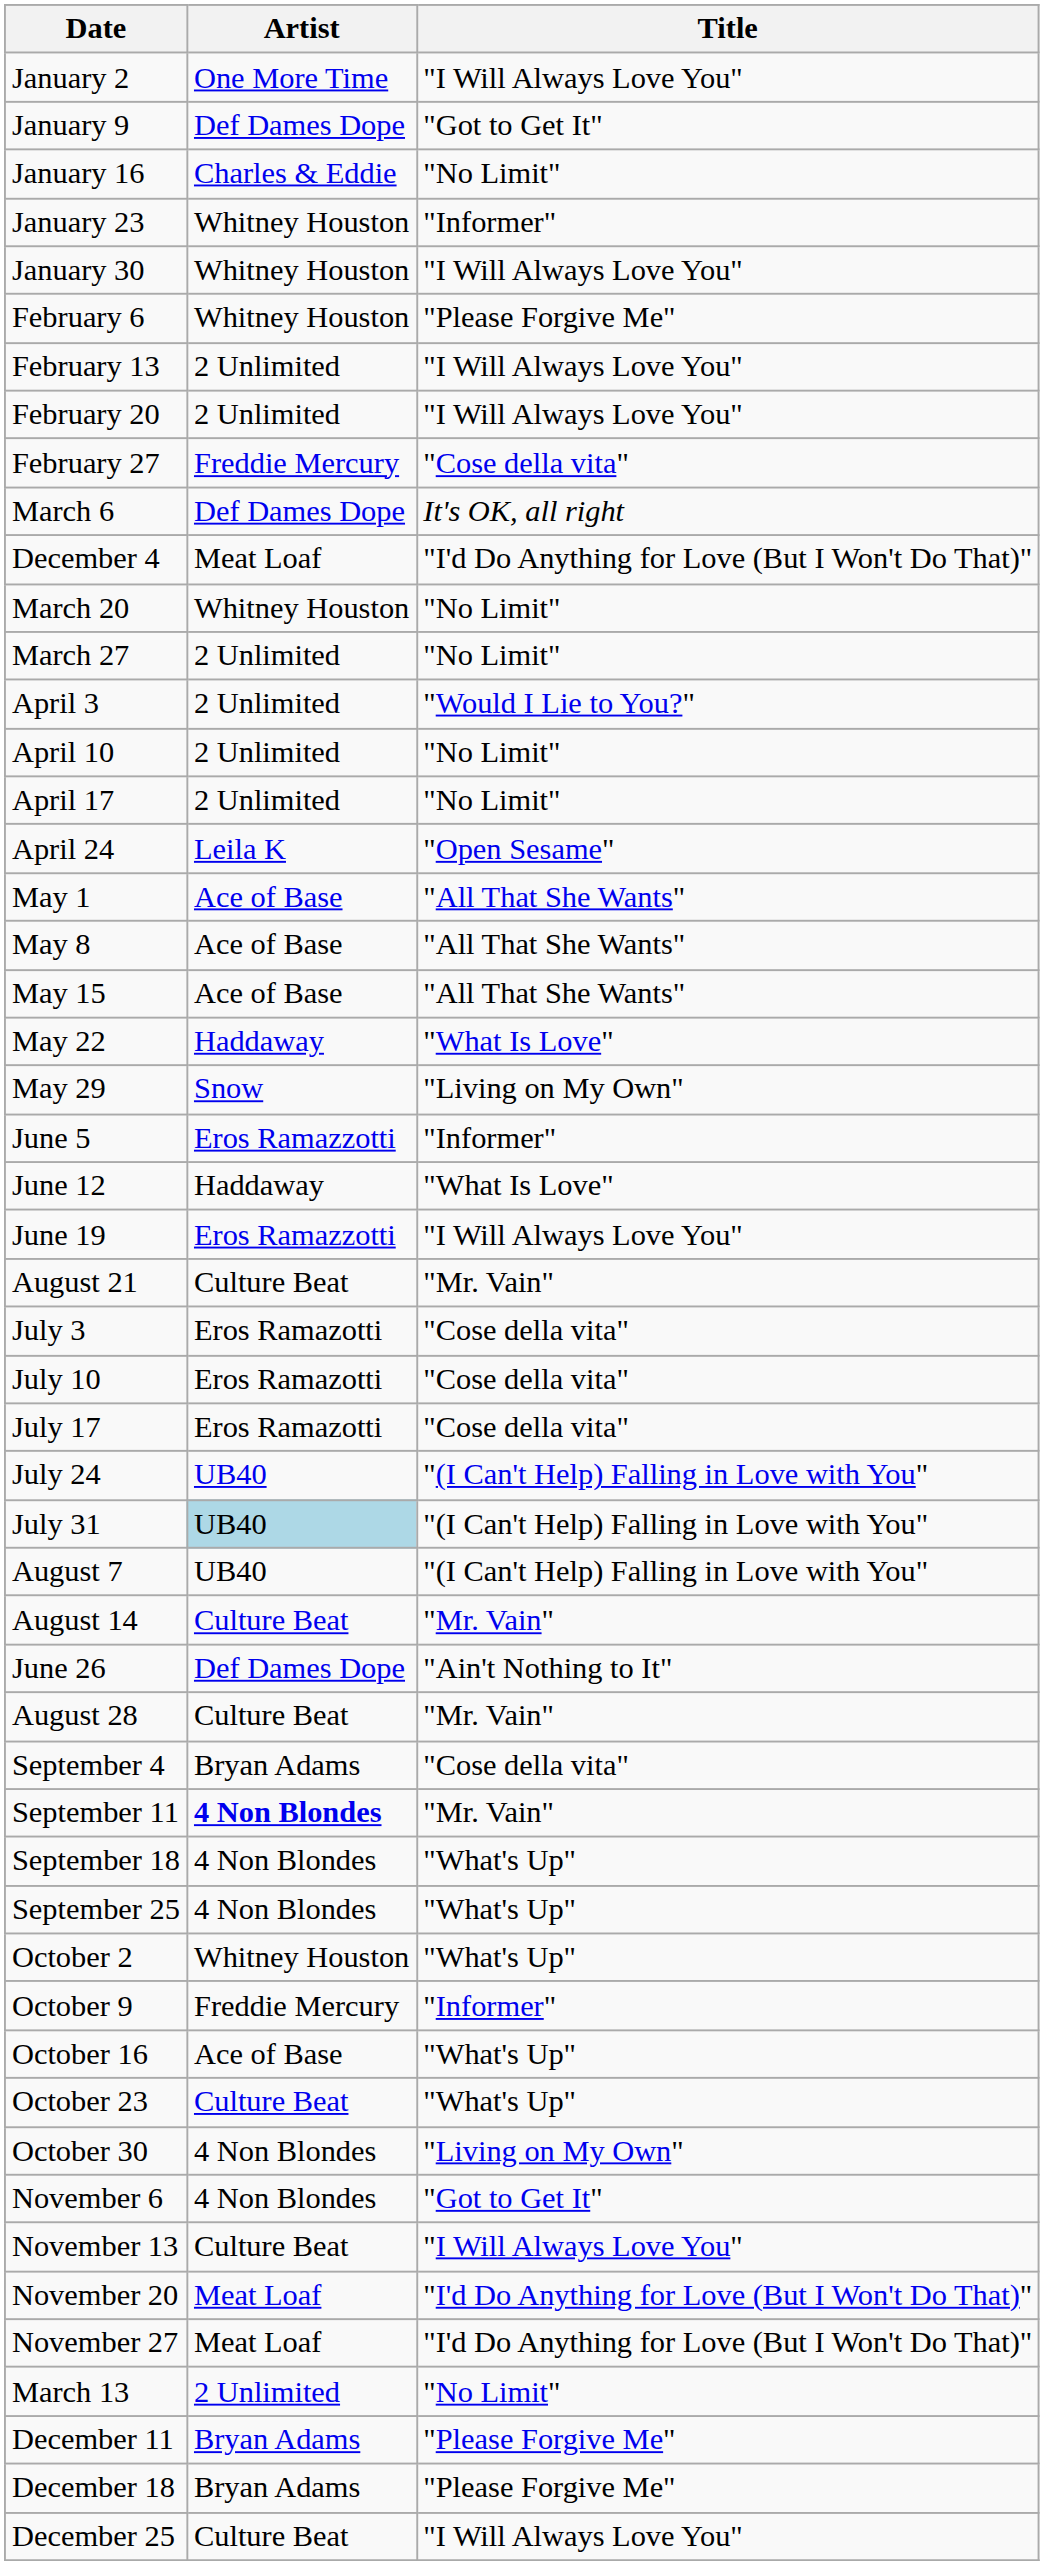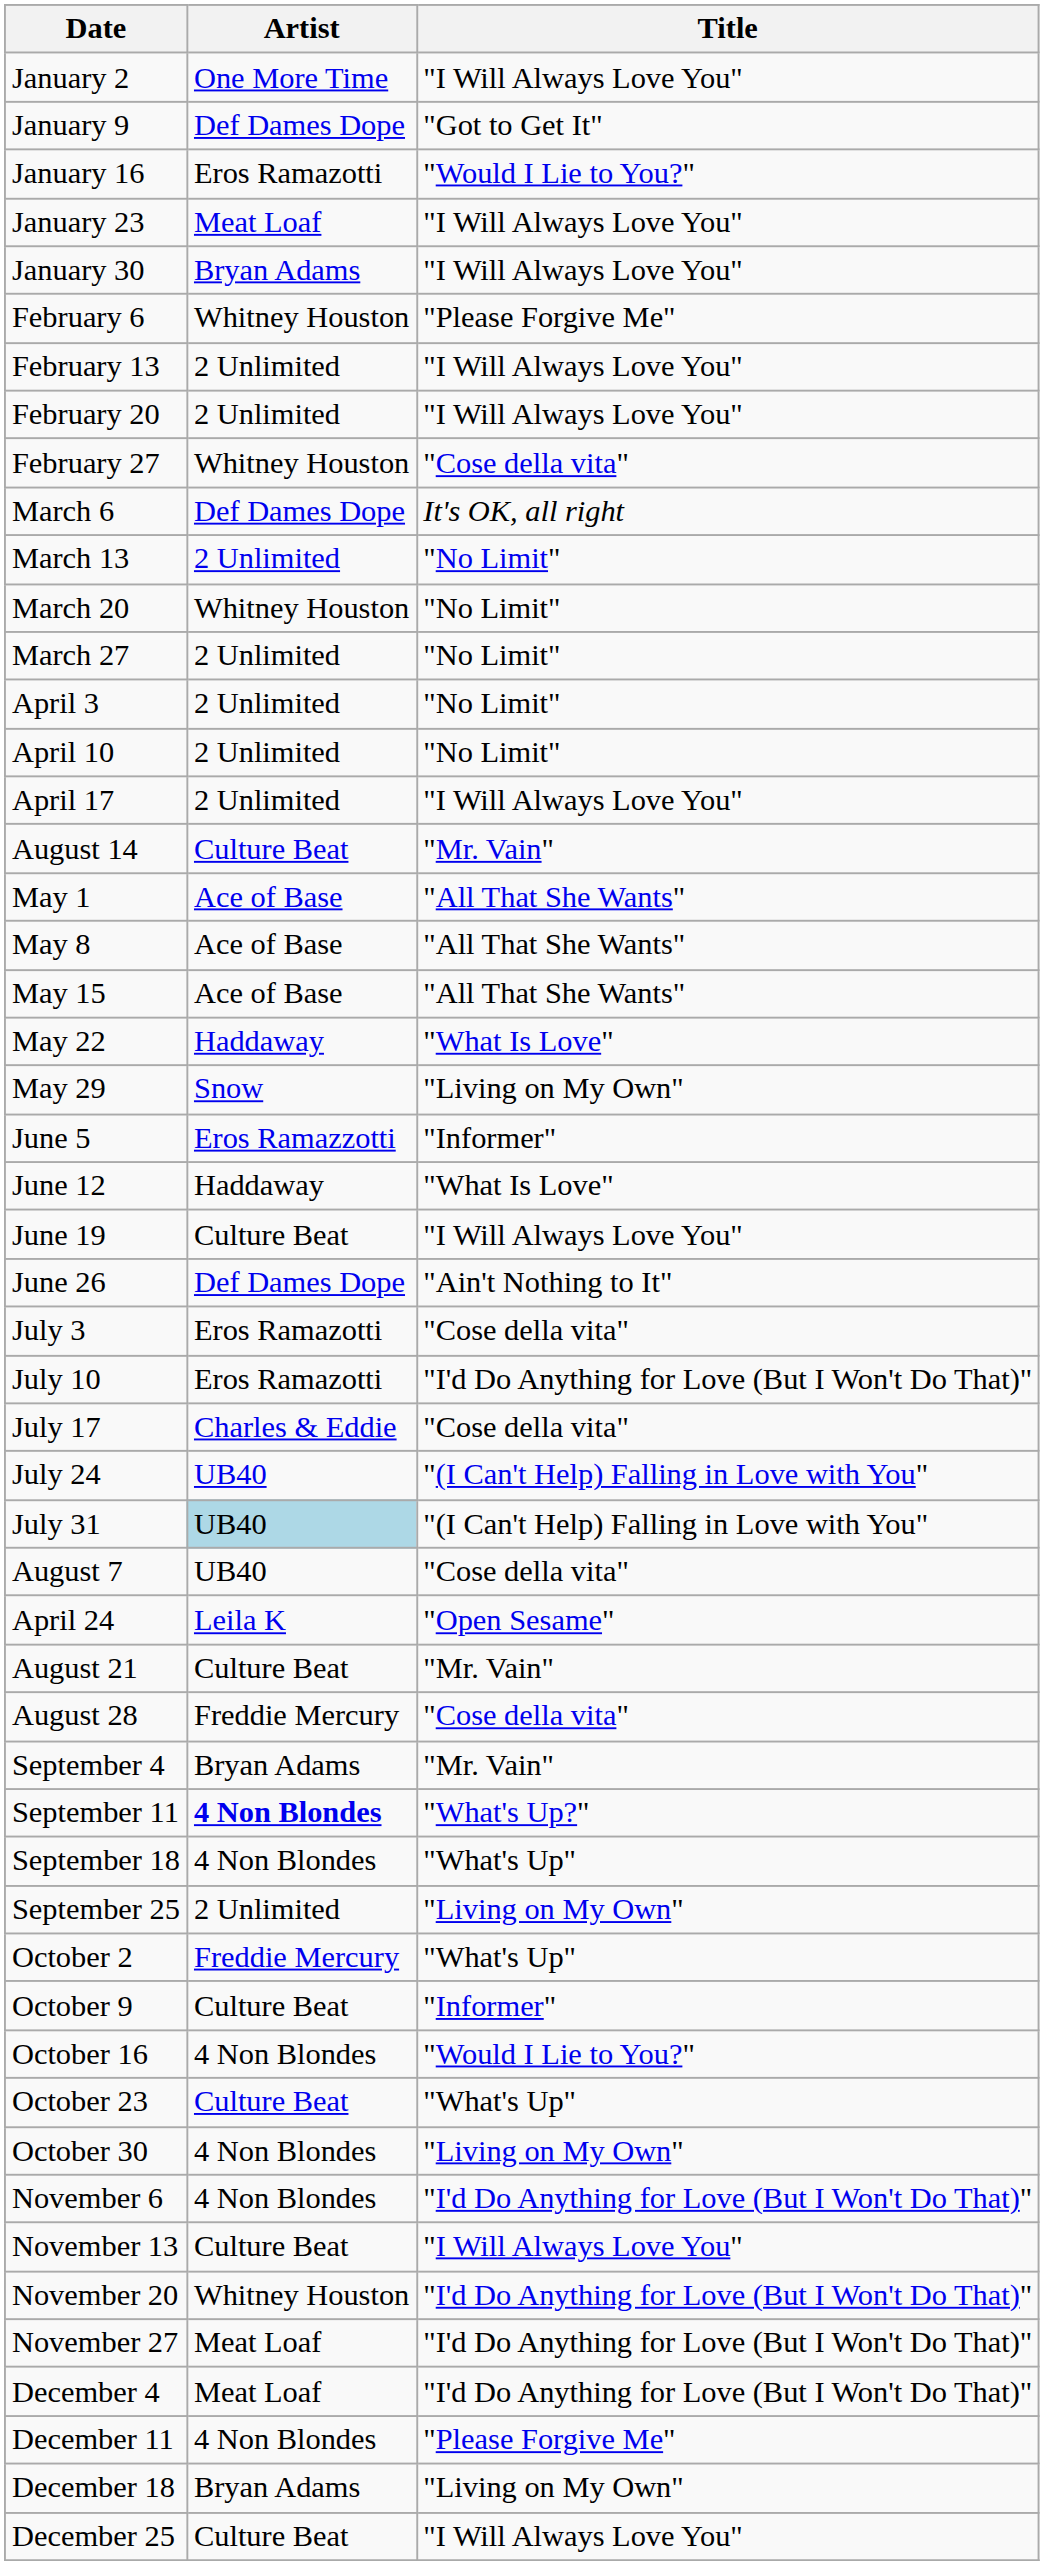(295, 173) Charles & Eddie -> (288, 173) Eros Ramazotti
(492, 173) "No Limit" -> (559, 173) "Would I Lie to You?"
(302, 221) Whitney Houston -> (258, 221) Meat Loaf
(490, 221) "Informer" -> (583, 221) "I Will Always Love You"
(302, 269) Whitney Houston -> (277, 269) Bryan Adams
(297, 462) Freddie Mercury -> (302, 462) Whitney Houston
rows swapped: (71, 2391) <-> (86, 558)
(559, 703) "Would I Lie to You?" -> (492, 703) "No Limit"
(492, 800) "No Limit" -> (583, 800) "I Will Always Love You"
rows swapped: (63, 848) <-> (75, 1619)
(295, 1233) Eros Ramazzotti -> (271, 1233) Culture Beat
rows swapped: (59, 1667) <-> (75, 1282)
(526, 1378) "Cose della vita" -> (728, 1378) "I'd Do Anything for Love (But I Won't Do That)"
(288, 1426) Eros Ramazotti -> (295, 1426) Charles & Eddie
(676, 1571) "(I Can't Help) Falling in Love with You" -> (526, 1571) "Cose della vita"
(271, 1716) Culture Beat -> (297, 1716) Freddie Mercury
(489, 1716) "Mr. Vain" -> (526, 1716) "Cose della vita"
(526, 1764) "Cose della vita" -> (489, 1764) "Mr. Vain"
(489, 1812) "Mr. Vain" -> (506, 1812) "What's Up?"
(285, 1908) 4 Non Blondes -> (267, 1908) 2 Unlimited
(500, 1908) "What's Up" -> (554, 1908) "Living on My Own"
(302, 1957) Whitney Houston -> (297, 1957) Freddie Mercury
(297, 2005) Freddie Mercury -> (271, 2005) Culture Beat
(268, 2053) Ace of Base -> (285, 2053) 4 Non Blondes
(500, 2053) "What's Up" -> (559, 2053) "Would I Lie to You?"
(513, 2198) "Got to Get It" -> (728, 2198) "I'd Do Anything for Love (But I Won't Do That)"
(258, 2294) Meat Loaf -> (302, 2294) Whitney Houston
(277, 2439) Bryan Adams -> (285, 2439) 4 Non Blondes
(549, 2487) "Please Forgive Me" -> (554, 2487) "Living on My Own"
